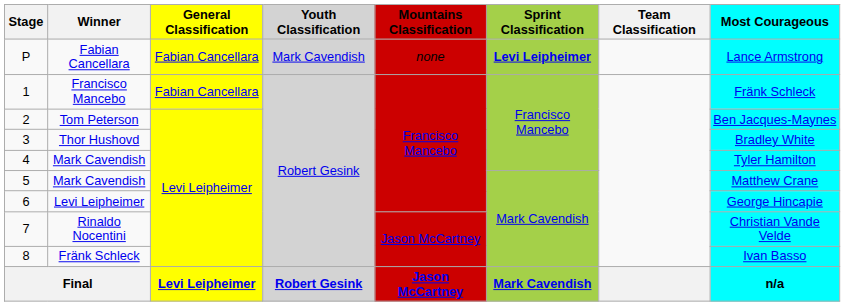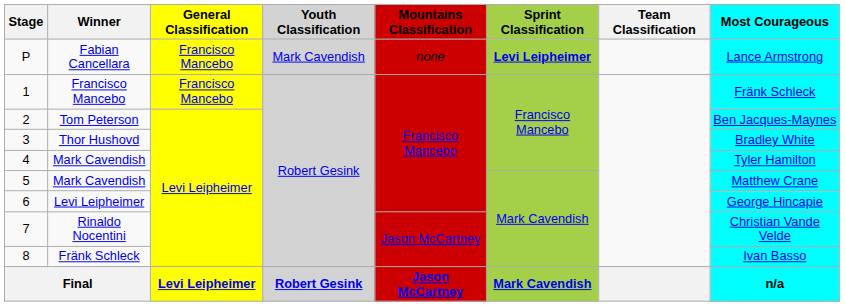(207, 57) Fabian Cancellara -> (207, 57) Francisco Mancebo
(207, 92) Fabian Cancellara -> (207, 92) Francisco Mancebo
